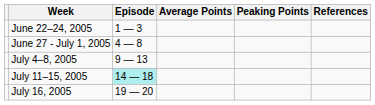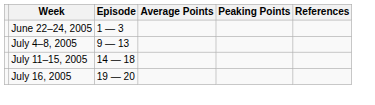- row: (61, 44)
(134, 76) paleturquoise background -> (116, 60) no background
